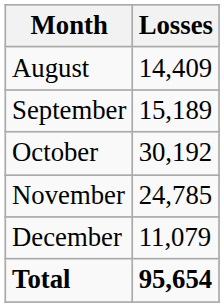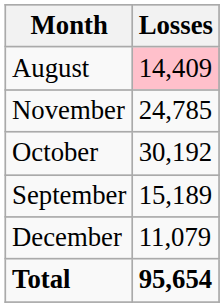(175, 68) no background -> (175, 68) pink background
rows swapped: (69, 110) <-> (68, 195)
